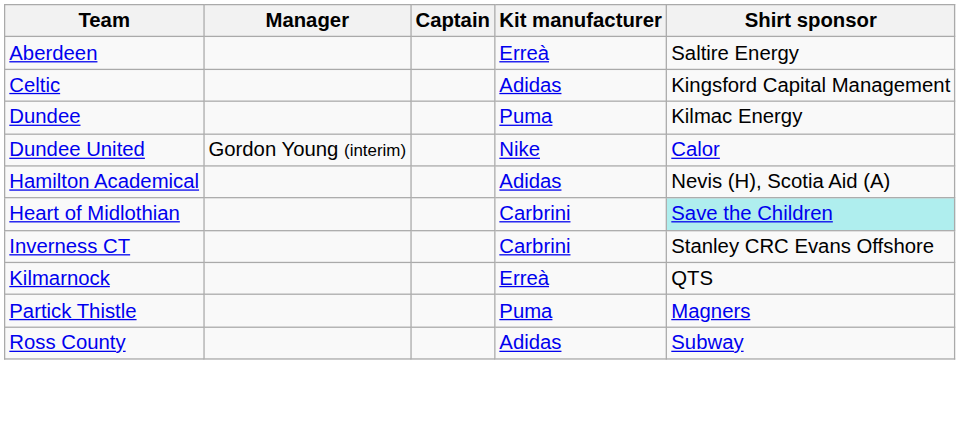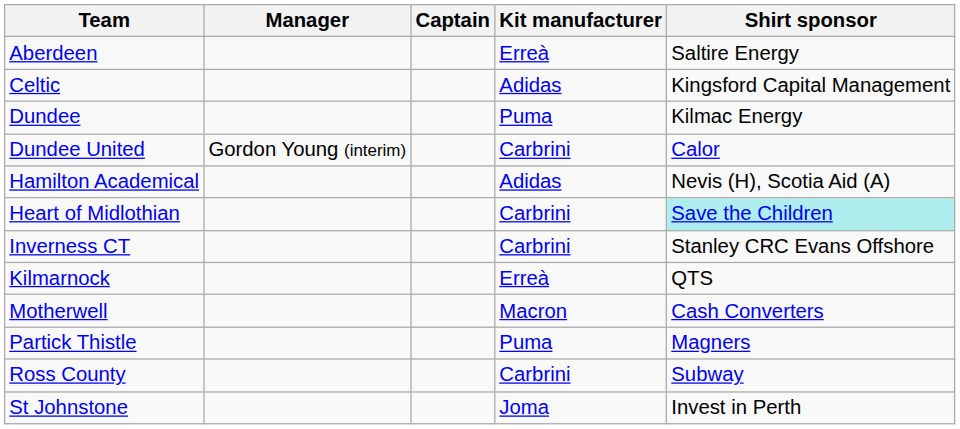(520, 149) Nike -> (535, 149) Carbrini
+ row: (58, 310)
(530, 342) Adidas -> (535, 375) Carbrini
+ row: (69, 407)
